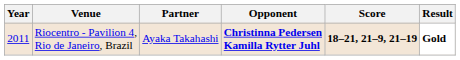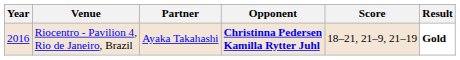(18, 39) 2011 -> (18, 39) 2016
(372, 39) bold -> (372, 39) normal
